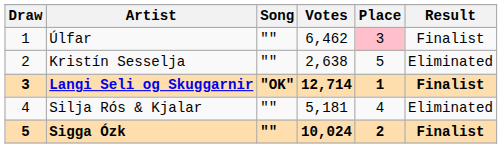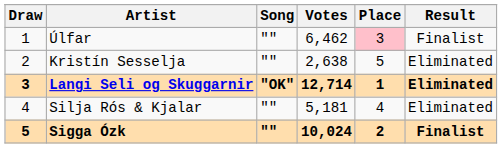(450, 85) Finalist -> (450, 85) Eliminated
